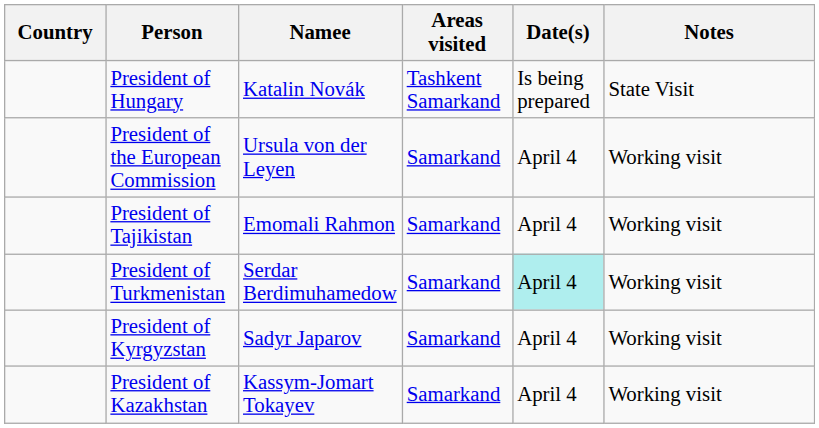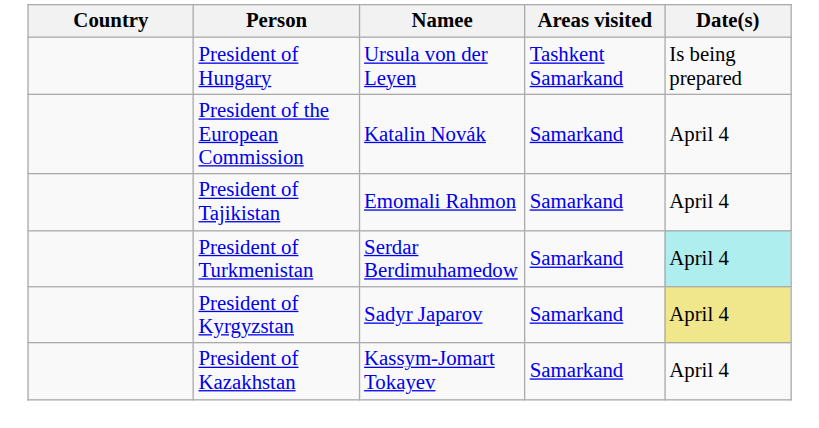- column: (709, 32)
(304, 89) Katalin Novák -> (426, 65) Ursula von der Leyen
(305, 157) Ursula von der Leyen -> (425, 133) Katalin Novák
(547, 338) no background -> (699, 314) khaki background
